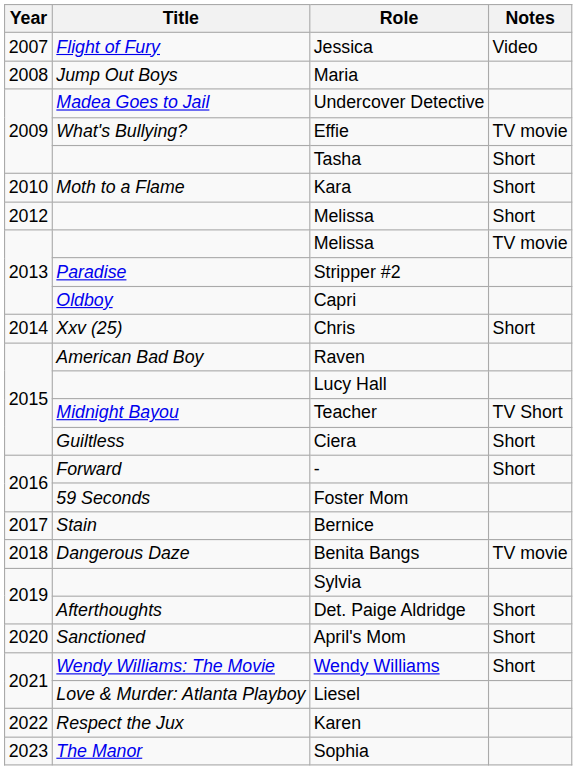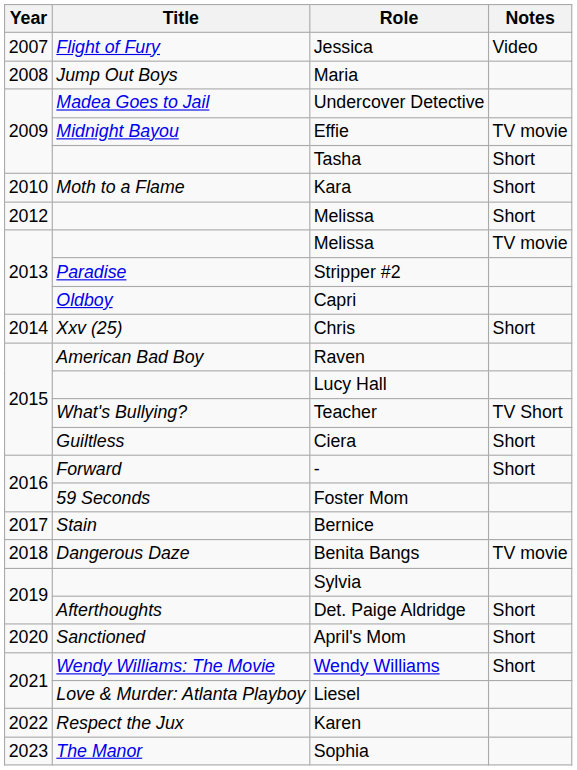(122, 131) What's Bullying? -> (118, 131) Midnight Bayou
(118, 412) Midnight Bayou -> (122, 412) What's Bullying?
